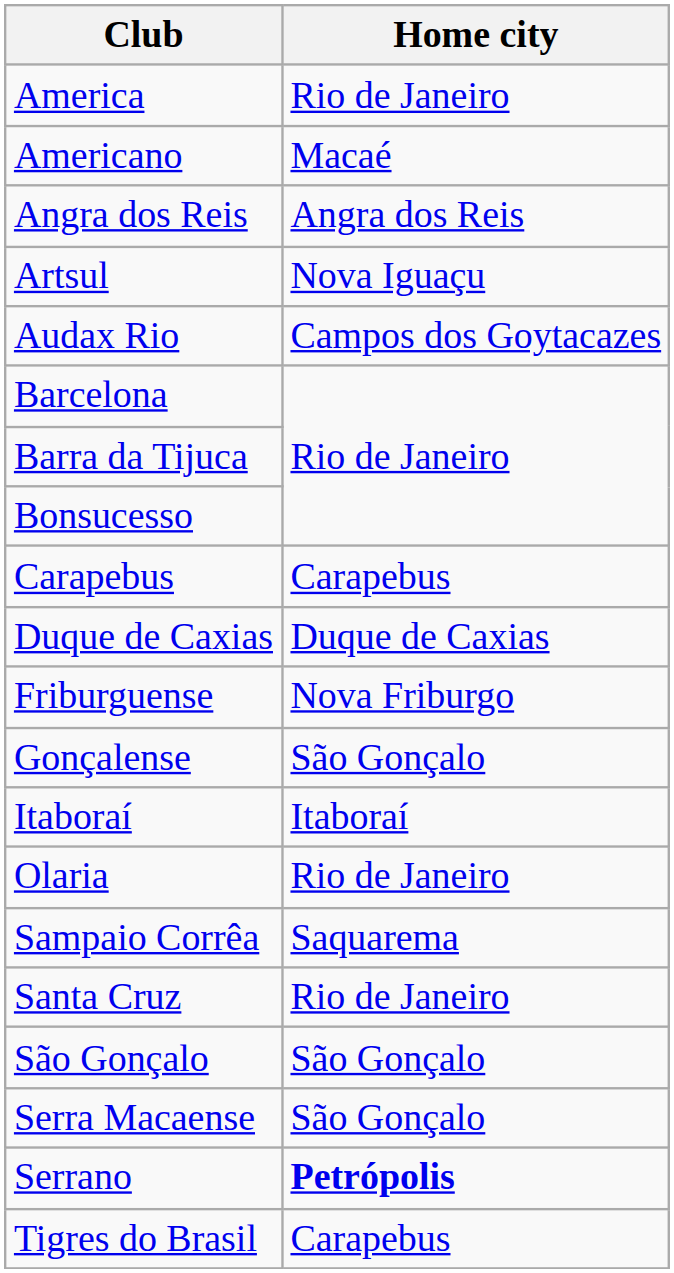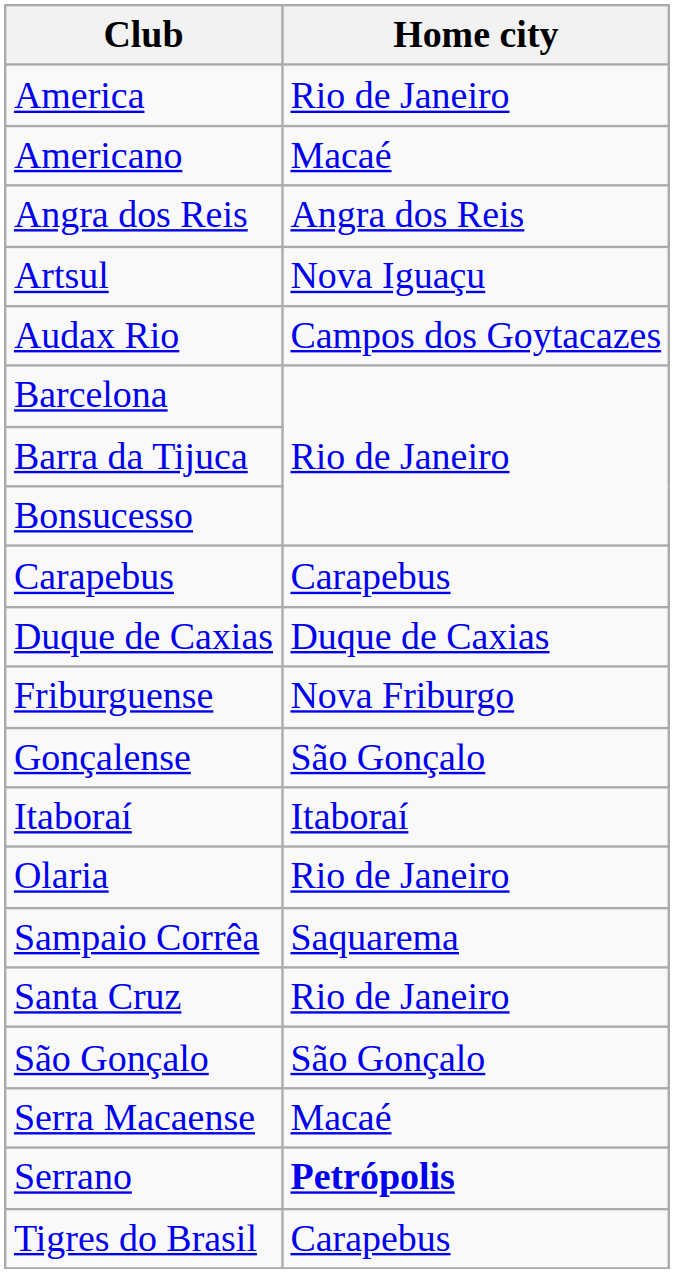(388, 1117) São Gonçalo -> (341, 1117) Macaé
